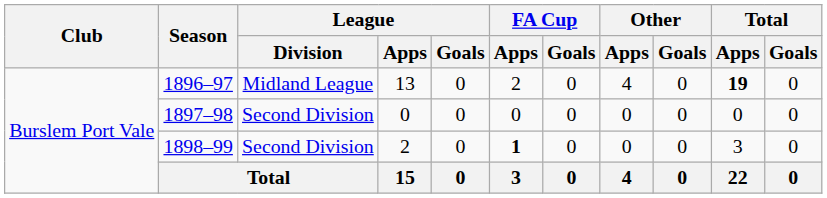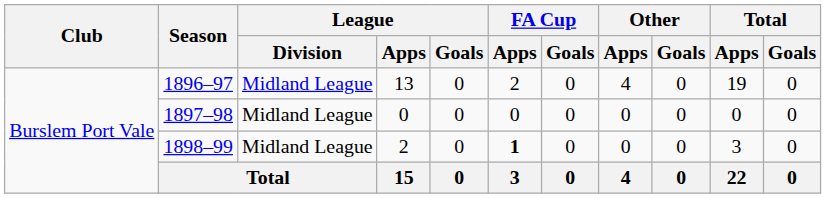(738, 83) bold -> (737, 83) normal
(308, 114) Second Division -> (307, 114) Midland League
(308, 146) Second Division -> (307, 146) Midland League
